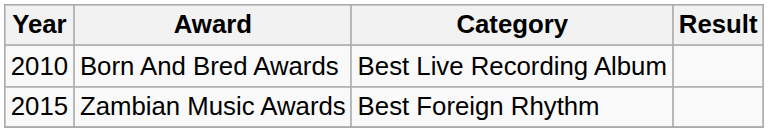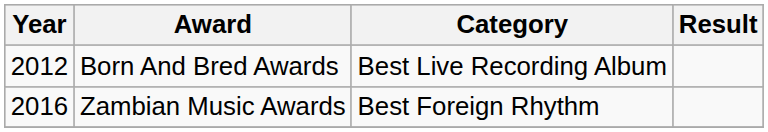(39, 65) 2010 -> (39, 65) 2012
(39, 106) 2015 -> (39, 106) 2016
